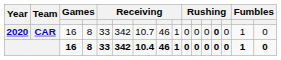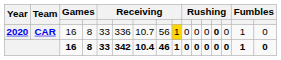(123, 32) 342 -> (123, 32) 336
(164, 32) 46 -> (164, 32) 56
(177, 32) no background -> (177, 32) gold background
